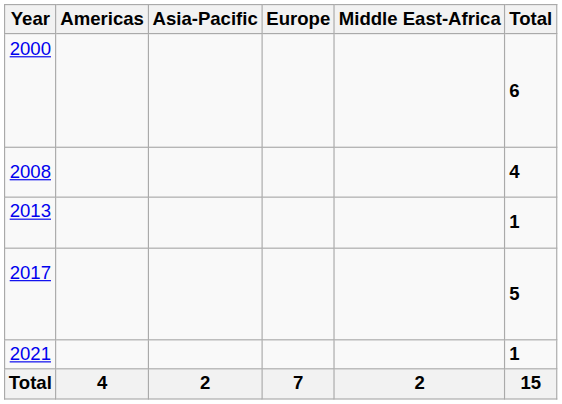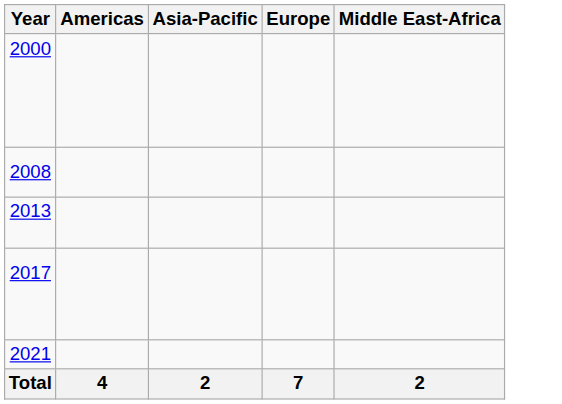- column: (531, 19)
